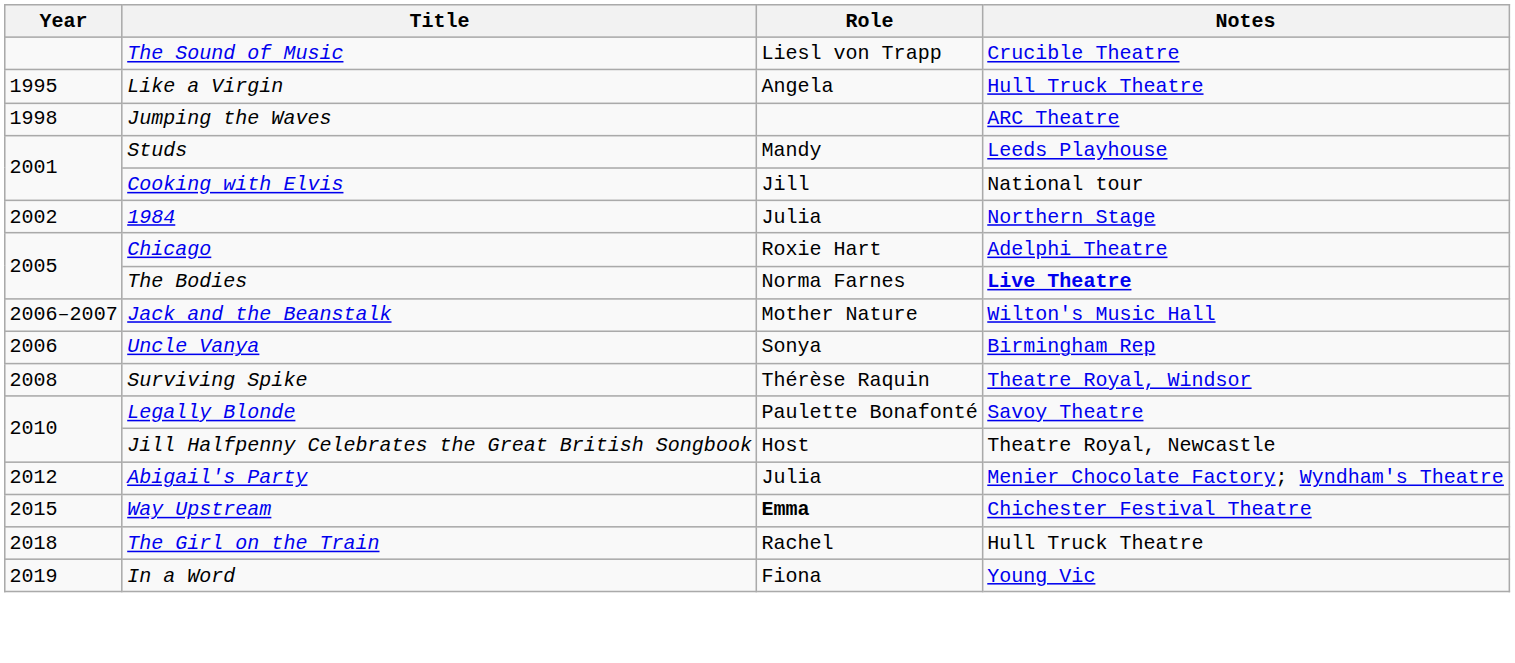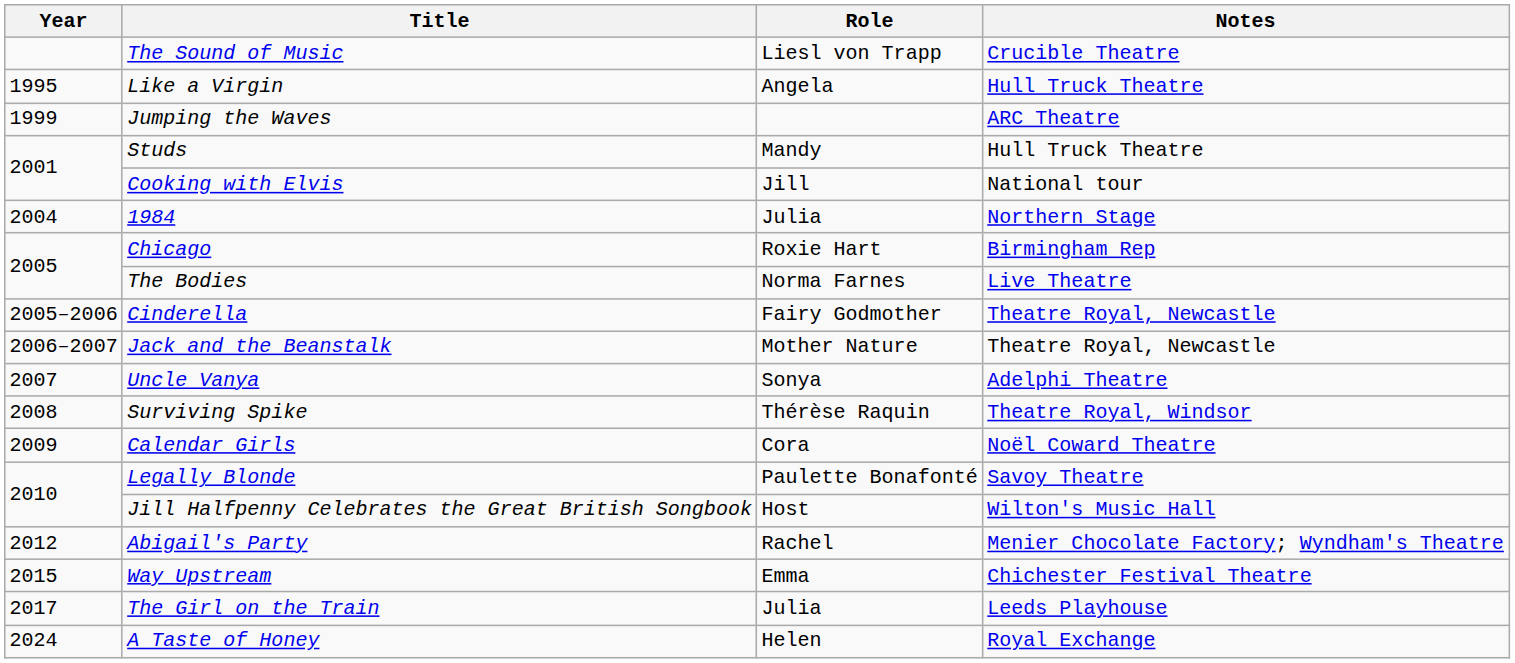(34, 119) 1998 -> (34, 119) 1999
(1077, 152) Leeds Playhouse -> (1095, 152) Hull Truck Theatre
(34, 217) 2002 -> (34, 217) 2004
(1077, 249) Adelphi Theatre -> (1071, 249) Birmingham Rep
(1059, 282) bold -> (1059, 282) normal
+ row: (187, 315)
(1101, 315) Wilton's Music Hall -> (1131, 347) Theatre Royal, Newcastle
(34, 347) 2006 -> (34, 380) 2007
(1071, 347) Birmingham Rep -> (1077, 380) Adelphi Theatre
+ row: (211, 445)
(1131, 445) Theatre Royal, Newcastle -> (1101, 511) Wilton's Music Hall
(792, 478) Julia -> (798, 543) Rachel
(786, 511) bold -> (786, 576) normal
(34, 543) 2018 -> (34, 608) 2017
(798, 543) Rachel -> (792, 608) Julia
(1095, 543) Hull Truck Theatre -> (1077, 608) Leeds Playhouse
- row: (181, 576)
+ row: (223, 641)
